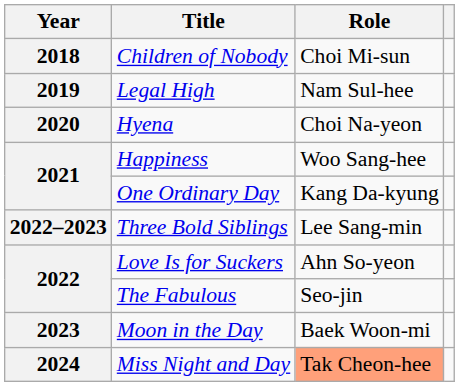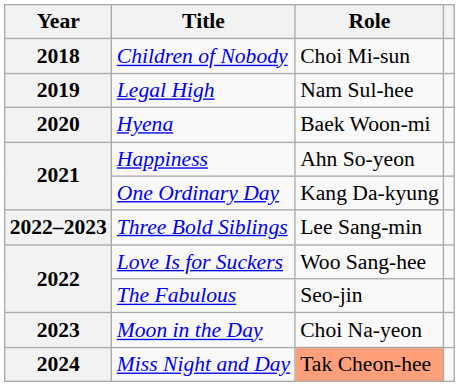(361, 124) Choi Na-yeon -> (365, 124) Baek Woon-mi
(363, 158) Woo Sang-hee -> (357, 158) Ahn So-yeon
(357, 261) Ahn So-yeon -> (363, 261) Woo Sang-hee
(365, 329) Baek Woon-mi -> (361, 329) Choi Na-yeon
